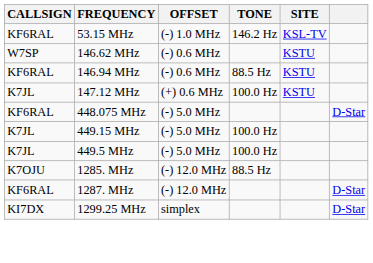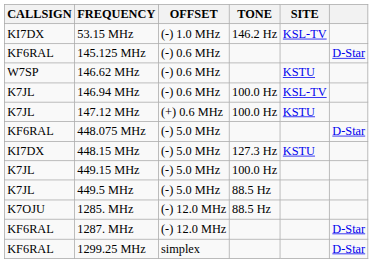(30, 33) KF6RAL -> (26, 33) KI7DX
+ row: (111, 53)
(30, 72) KF6RAL -> (21, 92) K7JL
(252, 72) 88.5 Hz -> (255, 92) 100.0 Hz
(299, 72) KSTU -> (305, 92) KSL-TV
+ row: (108, 151)
(255, 151) 100.0 Hz -> (252, 190) 88.5 Hz
(26, 209) KI7DX -> (30, 248) KF6RAL
